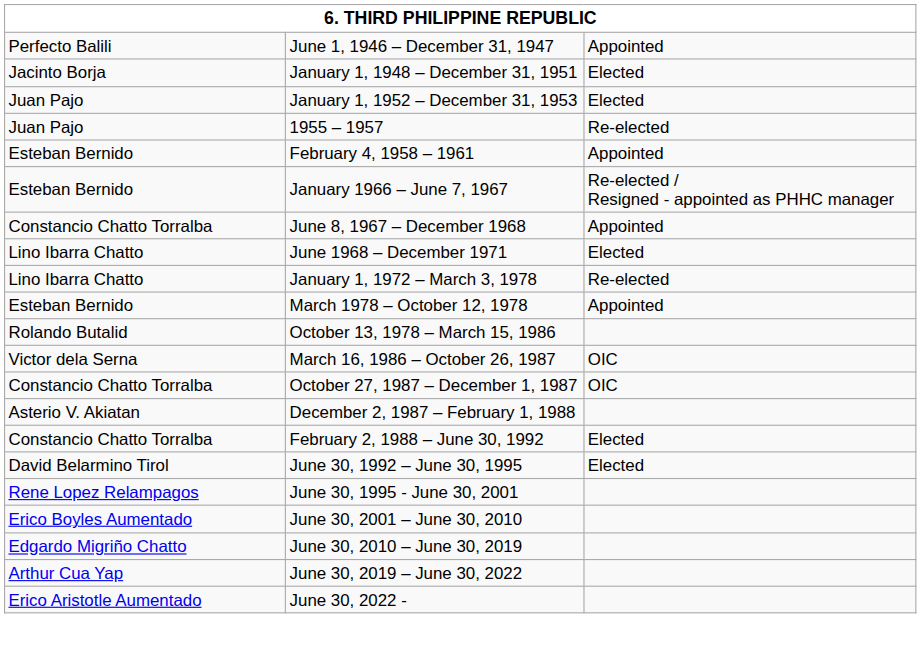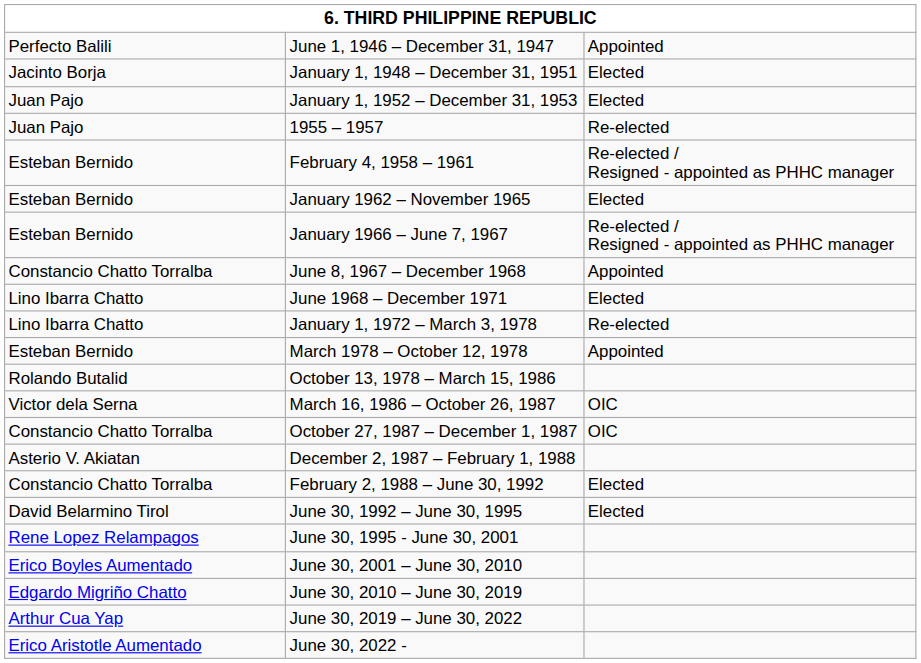(626, 153) Appointed -> (741, 163) Re-elected / Resigned - appointed as PHHC manager
+ row: (410, 199)
